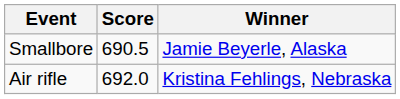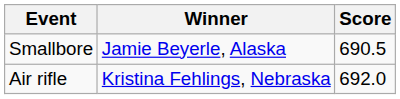columns swapped: (277, 19) <-> (128, 19)
